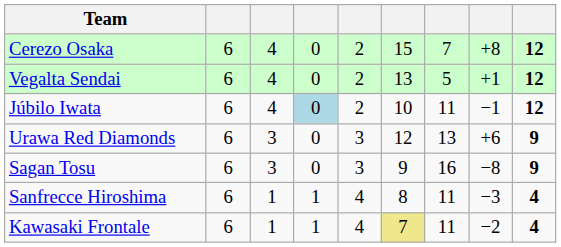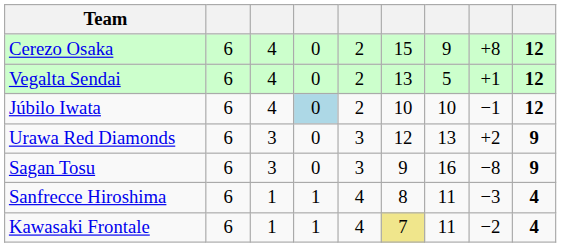(447, 49) 7 -> (447, 49) 9
(447, 108) 11 -> (447, 108) 10
(491, 138) +6 -> (491, 138) +2
